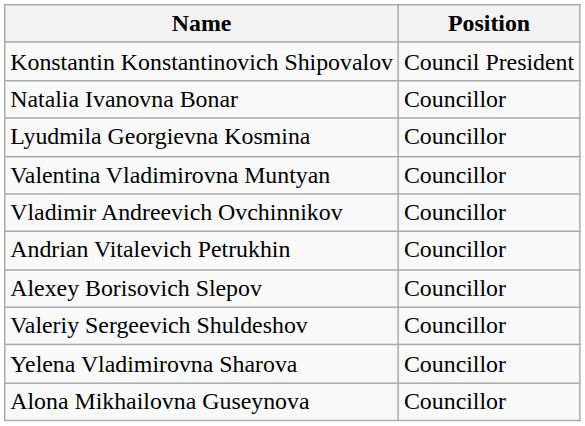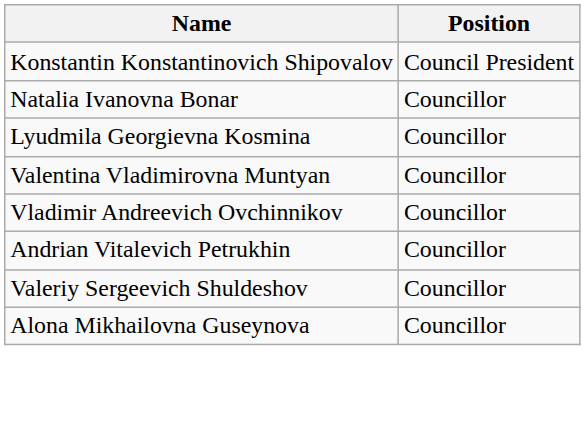- row: (136, 288)
- row: (154, 363)
